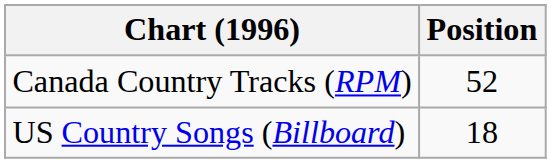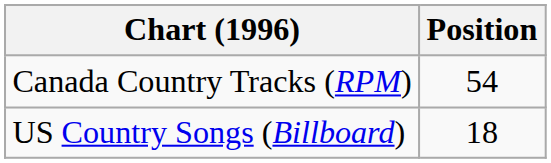(482, 81) 52 -> (482, 81) 54
